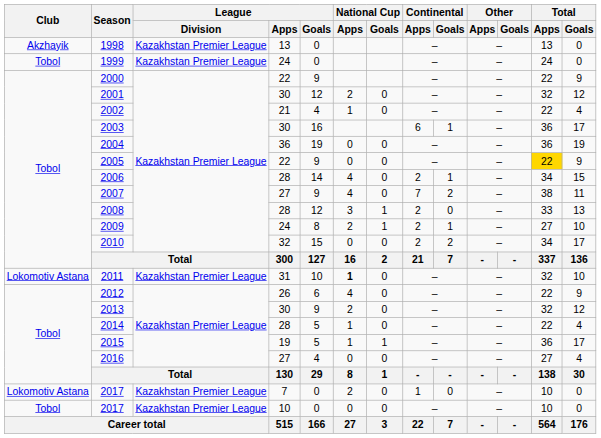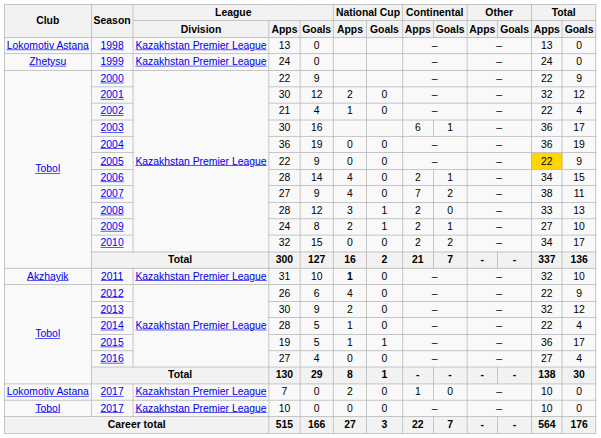(48, 45) Akzhayik -> (48, 45) Lokomotiv Astana
(48, 62) Tobol -> (48, 62) Zhetysu
(48, 276) Lokomotiv Astana -> (48, 276) Akzhayik
